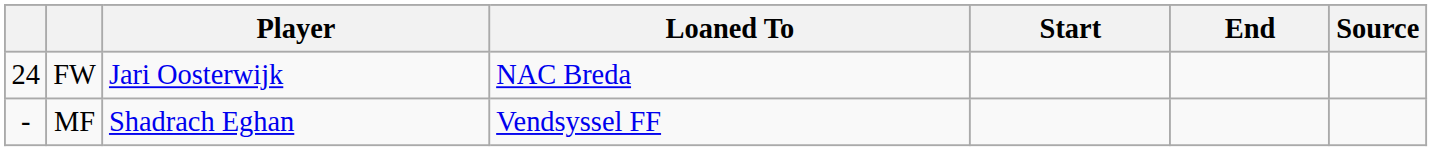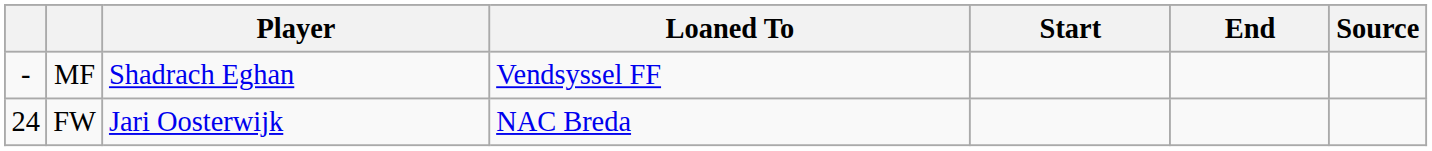rows swapped: (74, 121) <-> (74, 74)
